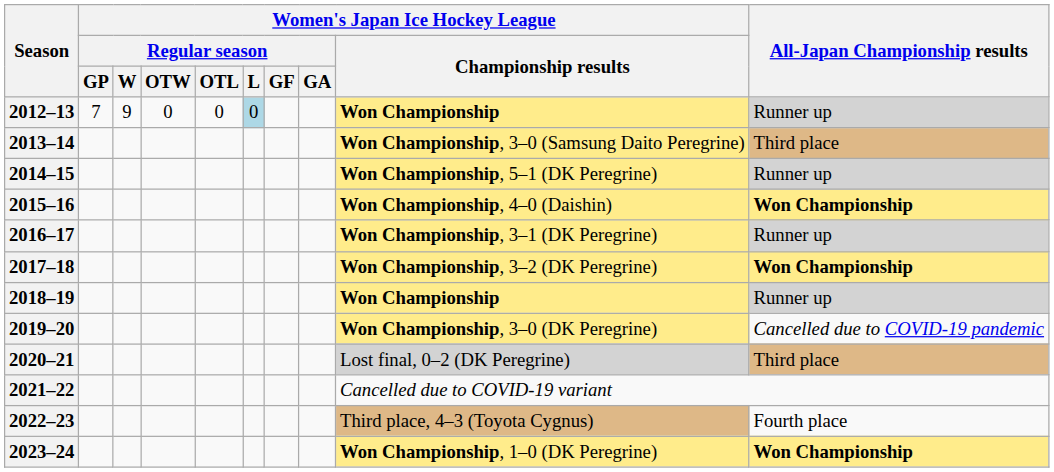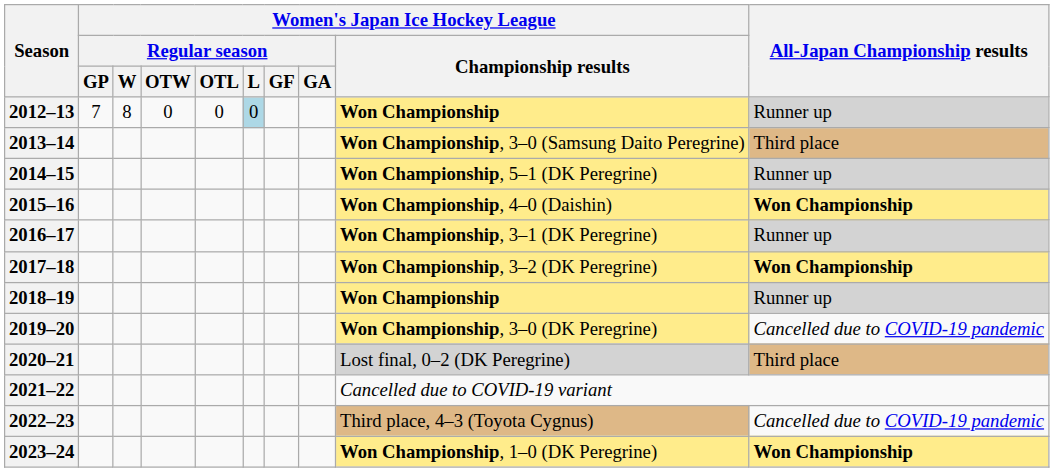(127, 112) 9 -> (127, 112) 8
(800, 420) Fourth place -> (899, 420) Cancelled due to COVID-19 pandemic
